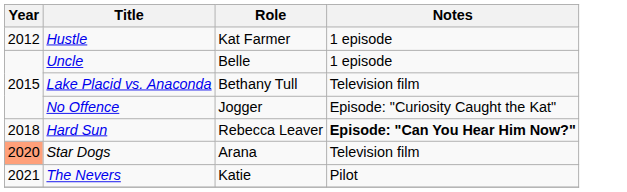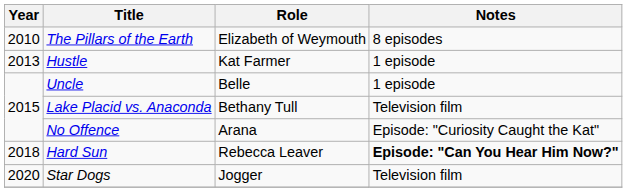+ row: (120, 38)
(24, 38) 2012 -> (24, 61) 2013
(240, 107) Jogger -> (237, 130) Arana
(24, 152) lightsalmon background -> (24, 175) no background
(237, 152) Arana -> (240, 175) Jogger
- row: (84, 175)
